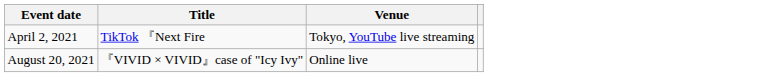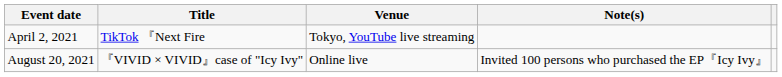+ column: (624, 14)
